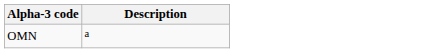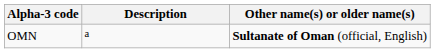+ column: (330, 14)
